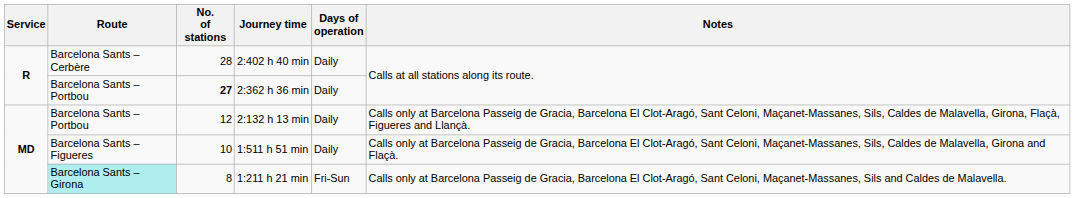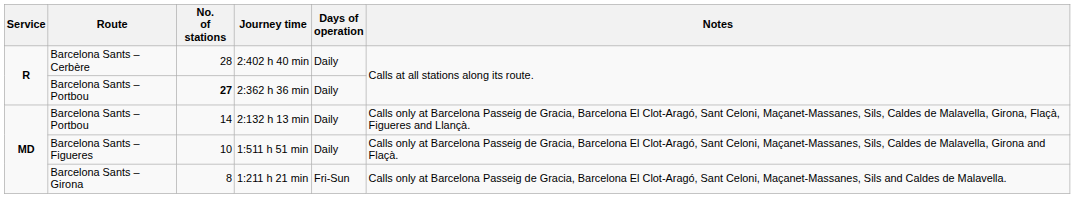(226, 119) 12 -> (226, 119) 14
(95, 178) paleturquoise background -> (95, 178) no background
